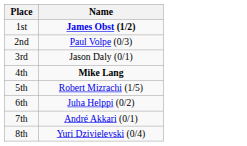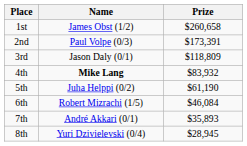+ column: (203, 12)
(101, 27) bold -> (101, 27) normal
(101, 88) Robert Mizrachi (1/5) -> (101, 88) Juha Helppi (0/2)
(101, 103) Juha Helppi (0/2) -> (101, 103) Robert Mizrachi (1/5)
